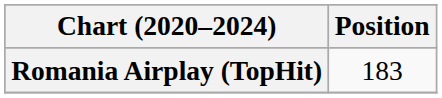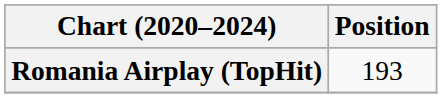(382, 69) 183 -> (382, 69) 193
